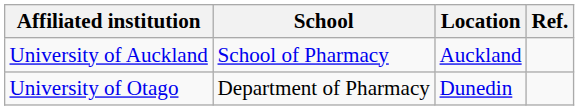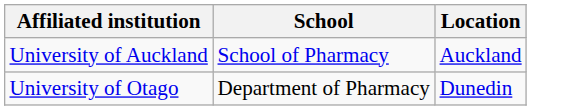- column: (550, 21)
